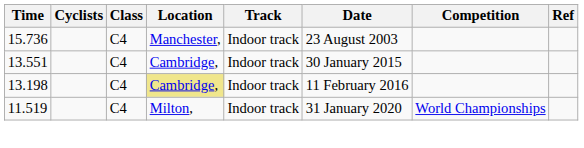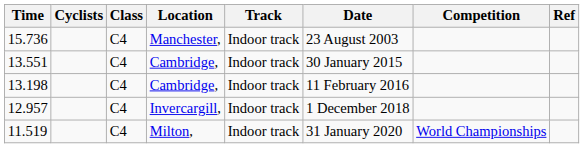(184, 85) khaki background -> (184, 85) no background
+ row: (28, 108)
